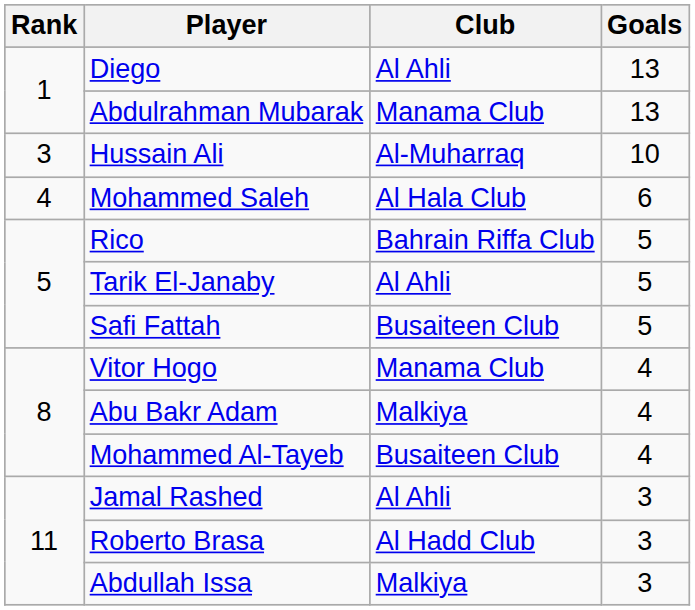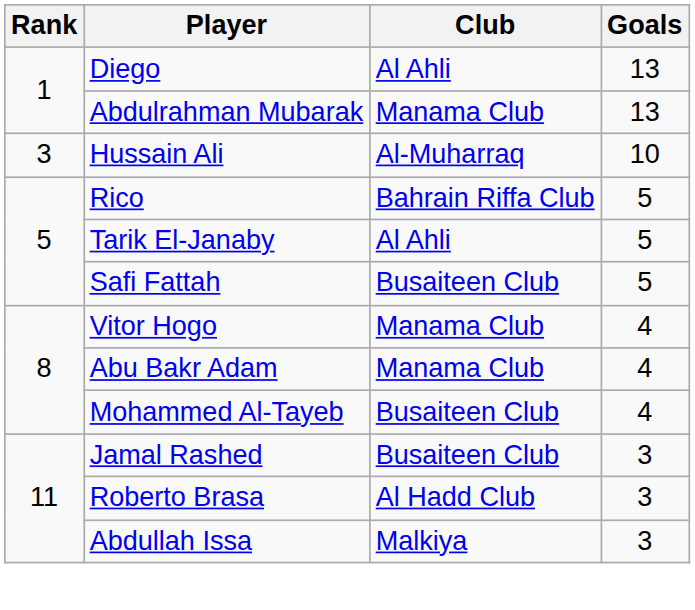- row: (199, 197)
(422, 411) Malkiya -> (460, 369) Manama Club
(413, 497) Al Ahli -> (467, 454) Busaiteen Club
